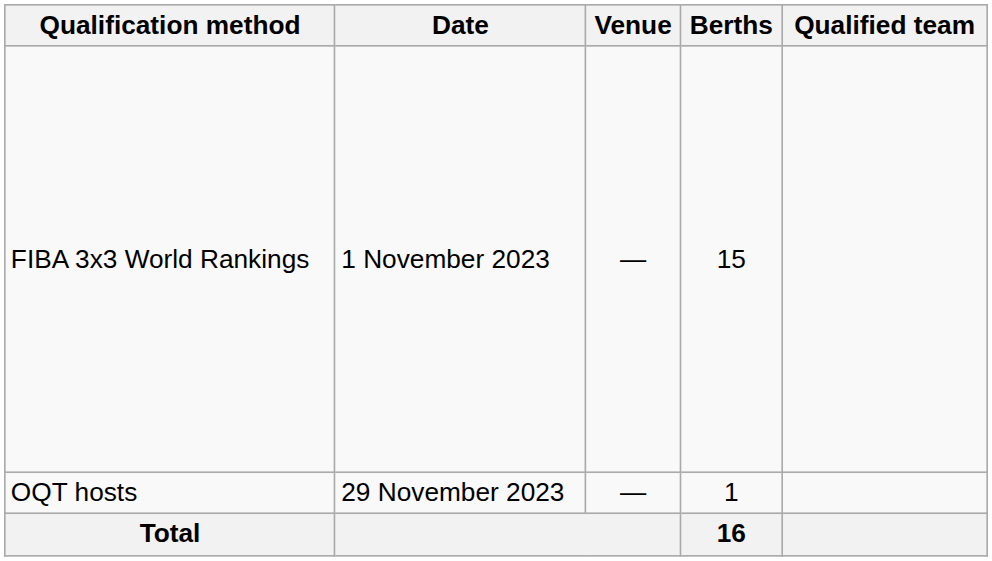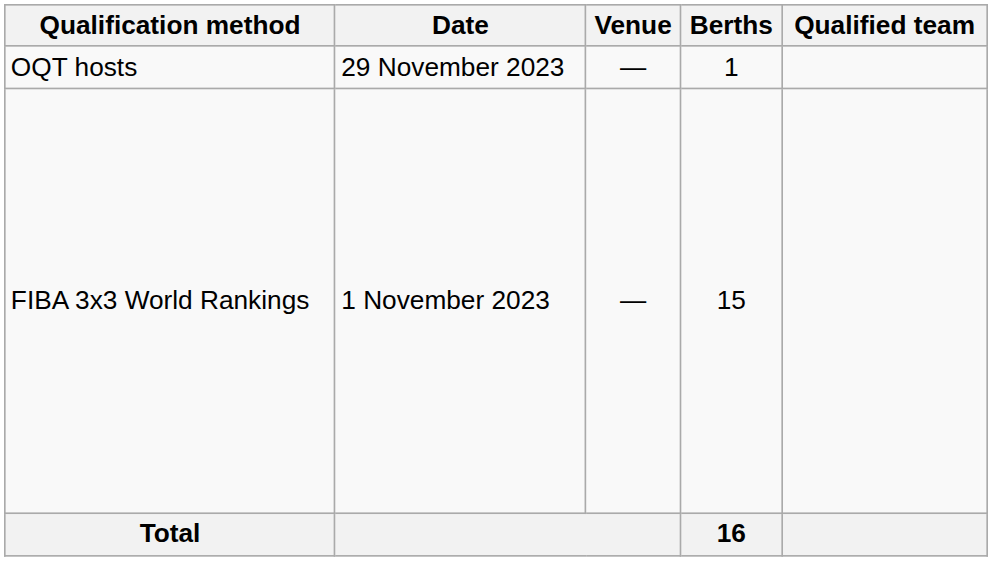rows swapped: (74, 492) <-> (160, 258)
